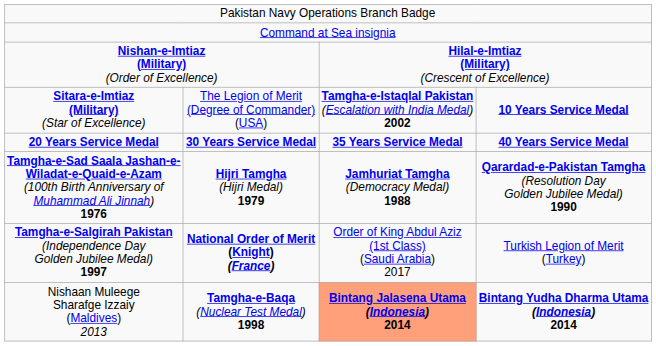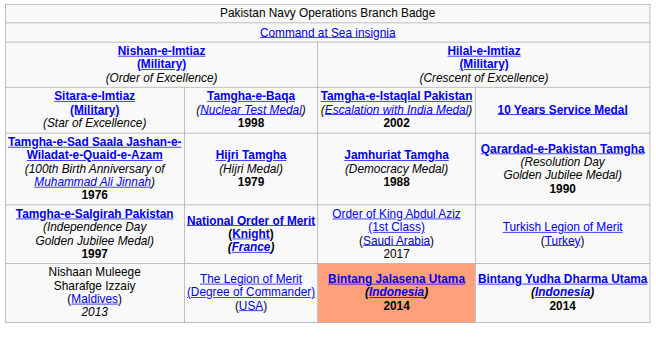(251, 110) The Legion of Merit (Degree of Commander) (USA) -> (251, 110) Tamgha-e-Baqa (Nuclear Test Medal) 1998
- row: (94, 142)
(251, 311) Tamgha-e-Baqa (Nuclear Test Medal) 1998 -> (251, 293) The Legion of Merit (Degree of Commander) (USA)
